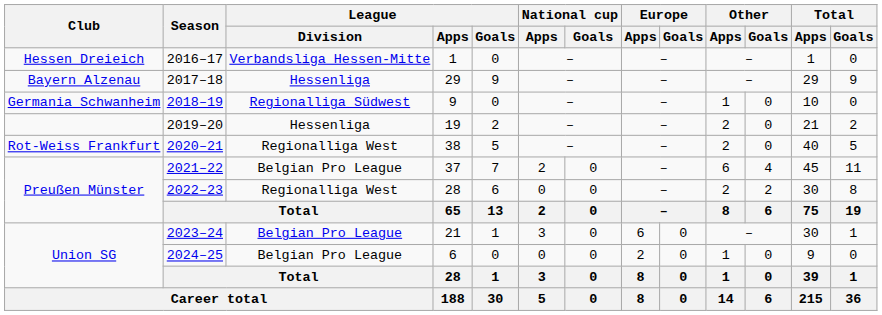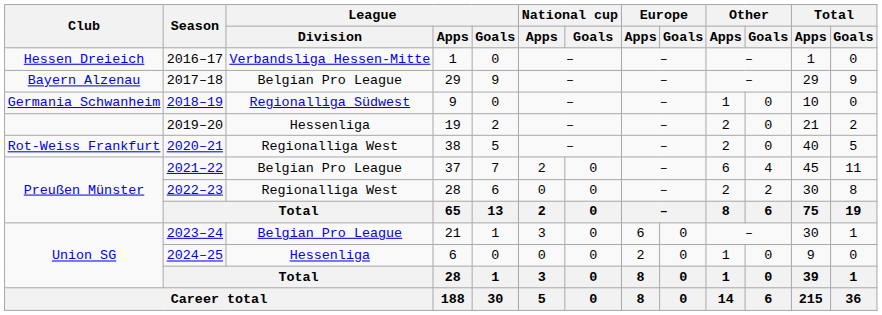(330, 81) Hessenliga -> (330, 81) Belgian Pro League
(330, 255) Belgian Pro League -> (330, 255) Hessenliga
